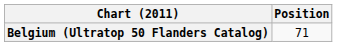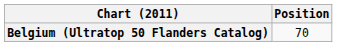(302, 32) 71 -> (302, 32) 70
